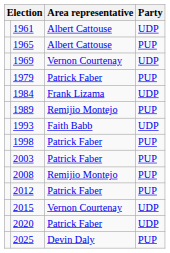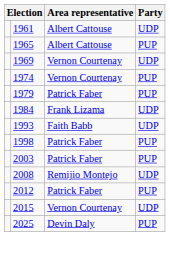+ row: (23, 77)
- row: (23, 110)
(148, 175) PUP -> (148, 175) UDP
- row: (23, 223)
